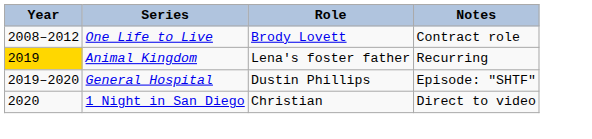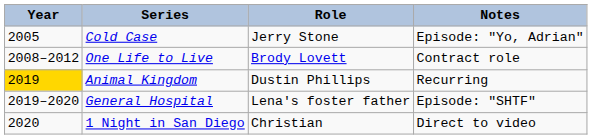+ row: (121, 37)
(331, 59) Lena's foster father -> (311, 80) Dustin Phillips
(311, 80) Dustin Phillips -> (331, 102) Lena's foster father
